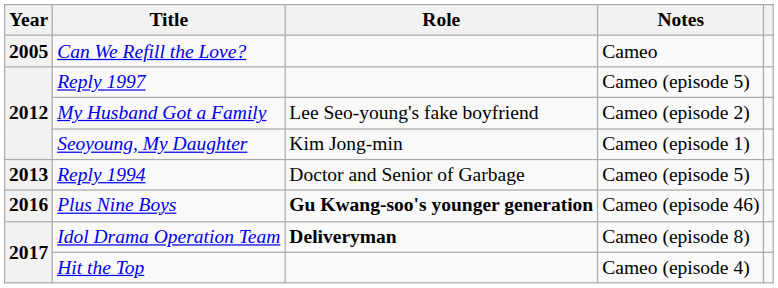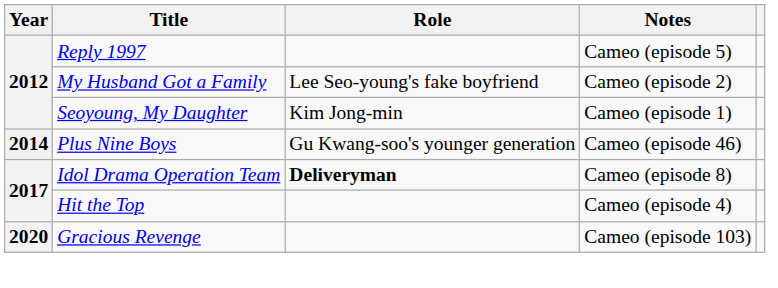- row: (152, 50)
- row: (101, 174)
(29, 205) 2016 -> (29, 143) 2014
(441, 205) bold -> (432, 143) normal
+ row: (129, 236)
